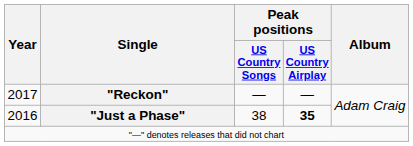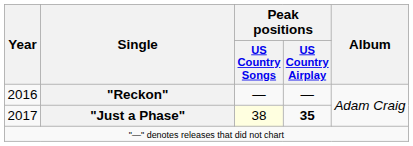(22, 94) 2017 -> (22, 94) 2016
(22, 116) 2016 -> (22, 116) 2017
(259, 116) no background -> (259, 116) lightyellow background
